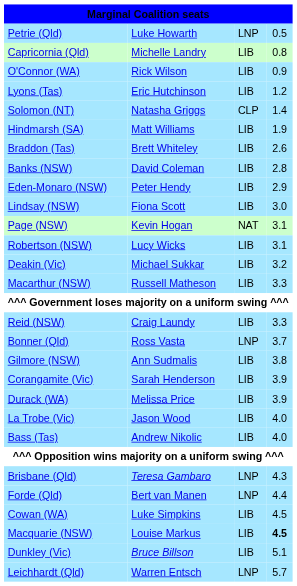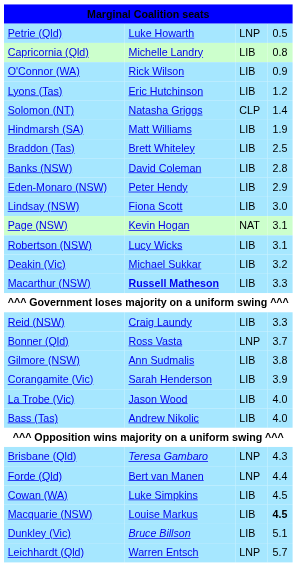(280, 149) 2.6 -> (280, 149) 2.5
(174, 283) normal -> (174, 283) bold
- row: (38, 399)
